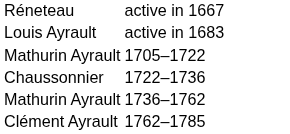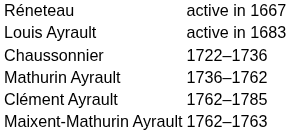- row: (165, 55)
+ row: (227, 122)
